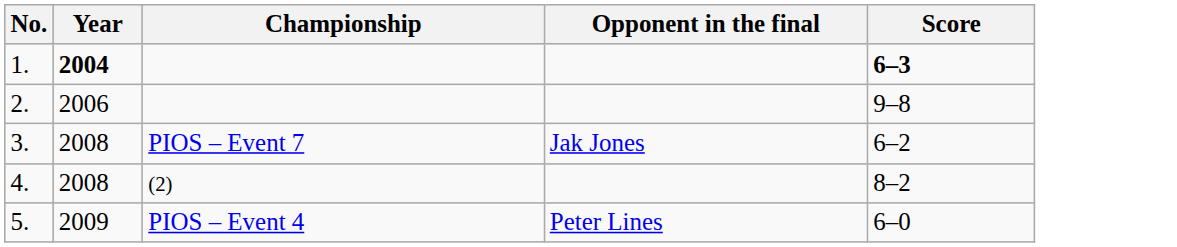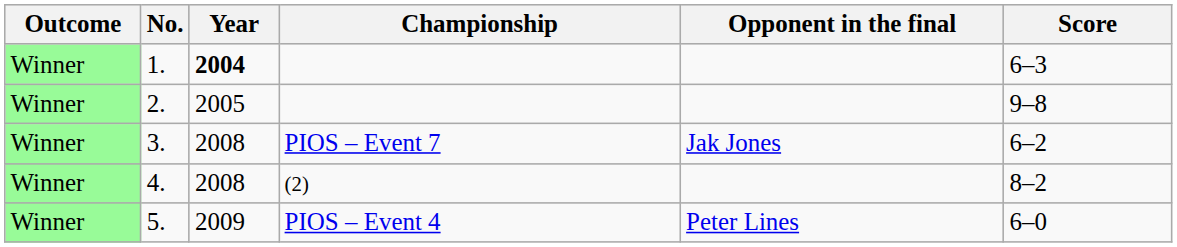+ column: (73, 24)
(892, 63) bold -> (1028, 63) normal
(84, 103) 2006 -> (220, 103) 2005
